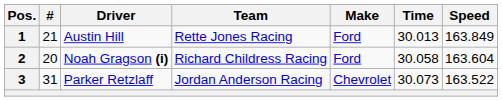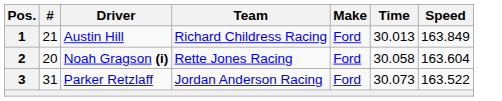(233, 37) Rette Jones Racing -> (251, 37) Richard Childress Racing
(251, 58) Richard Childress Racing -> (233, 58) Rette Jones Racing
(362, 80) Chevrolet -> (347, 80) Ford
